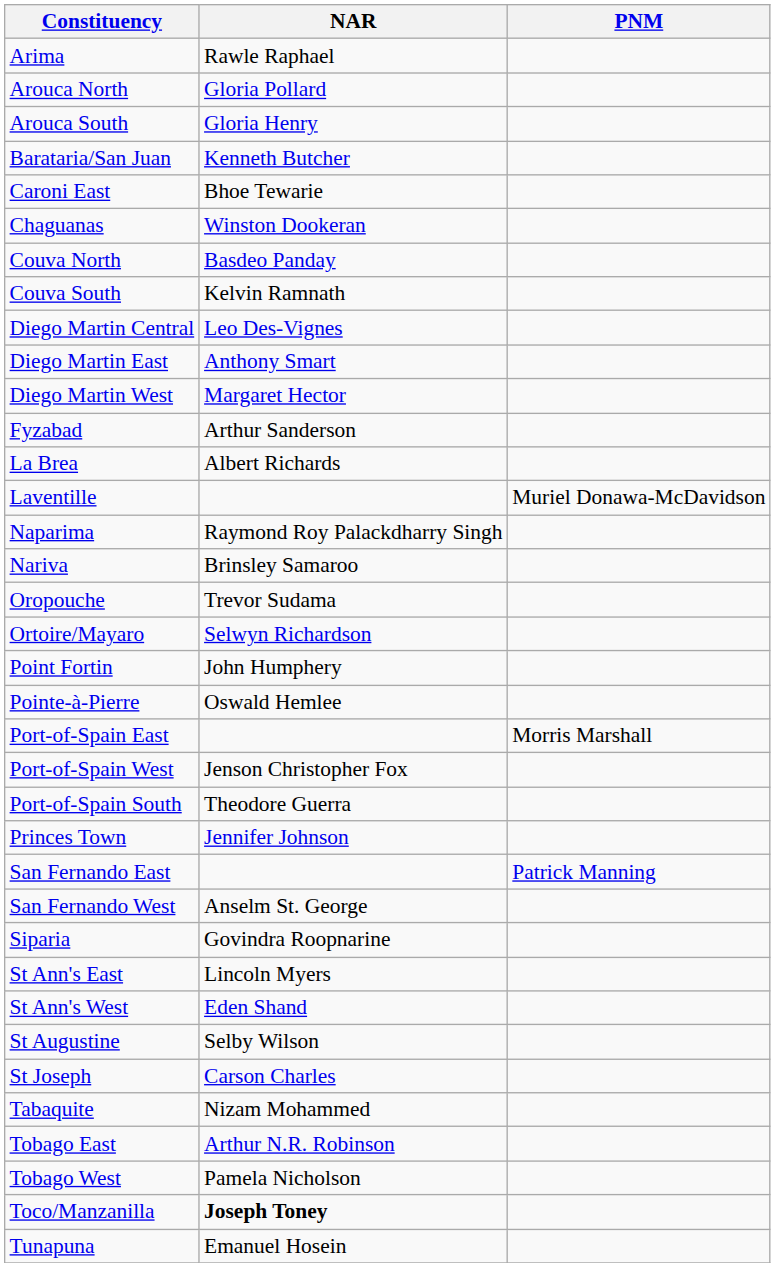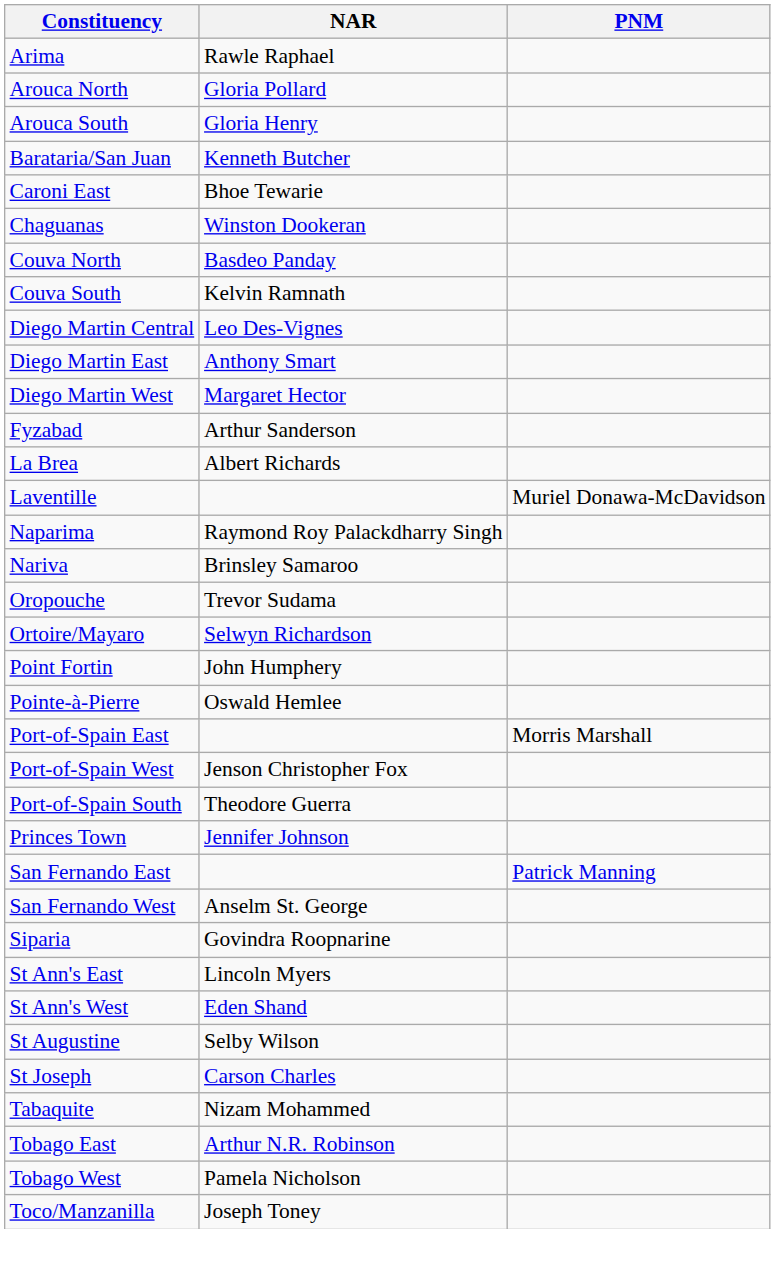(266, 1211) bold -> (262, 1211) normal
- row: (52, 1245)
